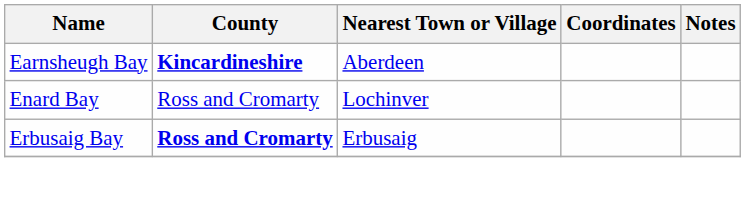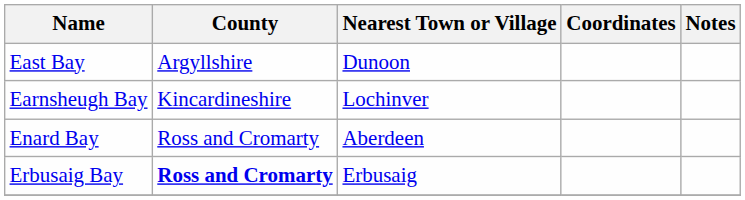+ row: (47, 61)
(230, 61) bold -> (224, 99) normal
(383, 61) Aberdeen -> (386, 99) Lochinver
(386, 99) Lochinver -> (383, 137) Aberdeen
